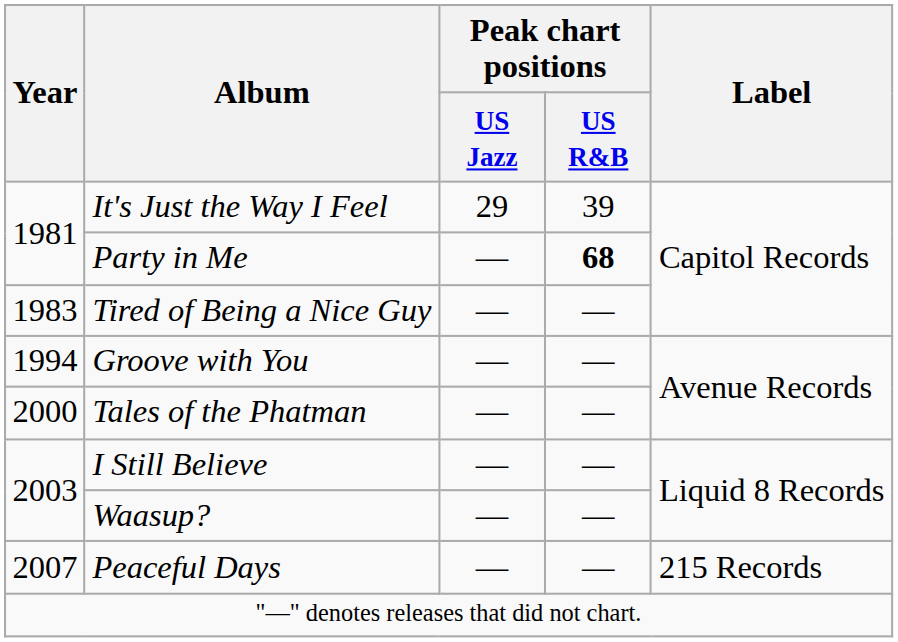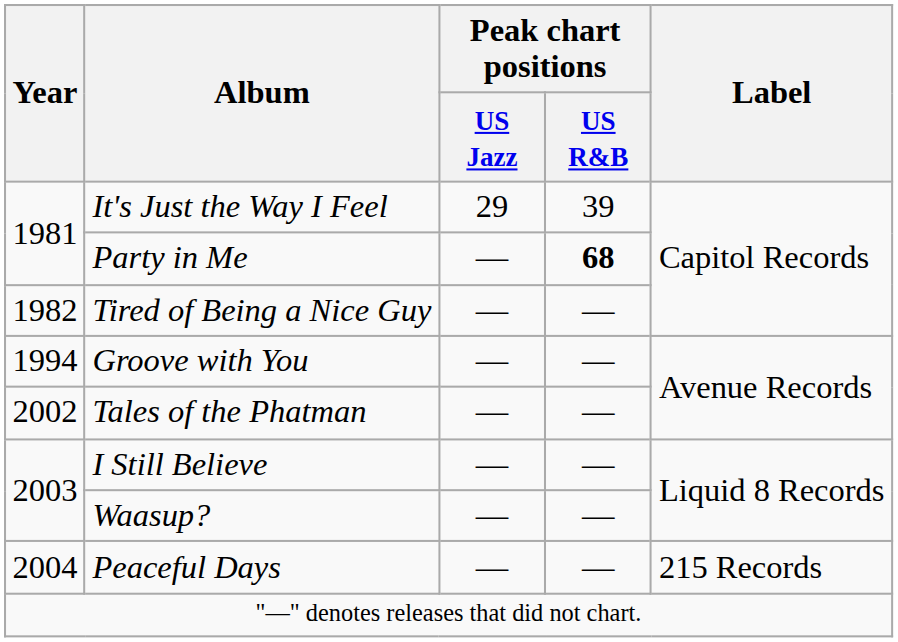(45, 309) 1983 -> (45, 309) 1982
(45, 412) 2000 -> (45, 412) 2002
(45, 566) 2007 -> (45, 566) 2004
